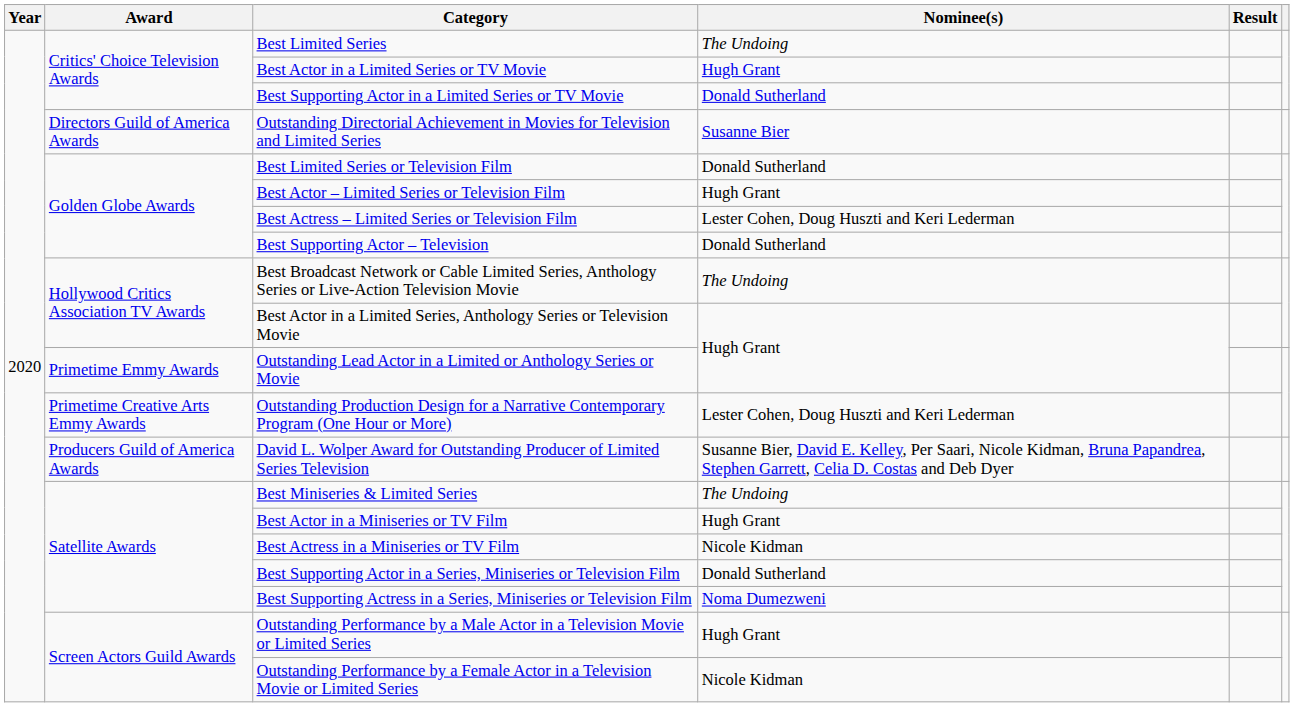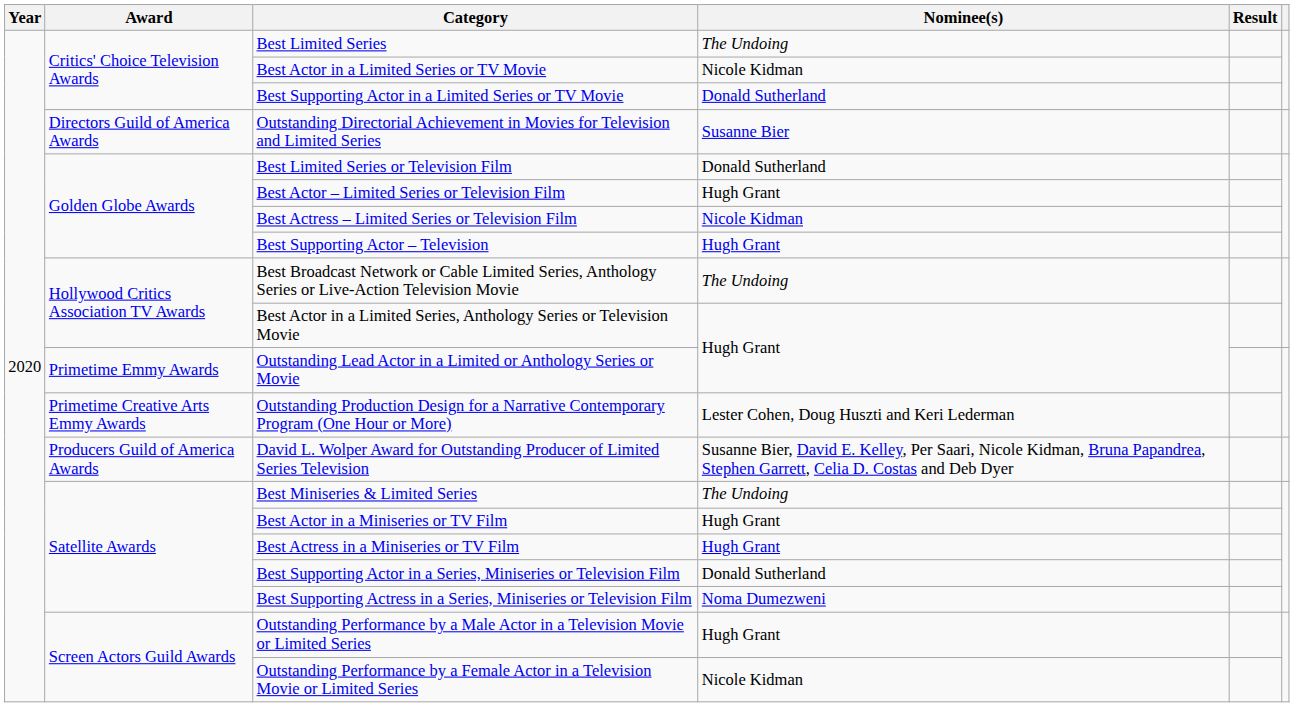(741, 69) Hugh Grant -> (752, 69) Nicole Kidman
(858, 219) Lester Cohen, Doug Huszti and Keri Lederman -> (752, 219) Nicole Kidman
(764, 245) Donald Sutherland -> (741, 245) Hugh Grant
(752, 546) Nicole Kidman -> (741, 546) Hugh Grant
